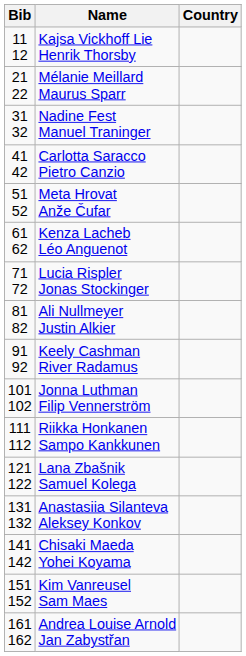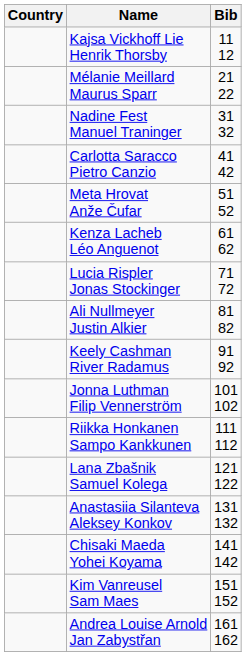columns swapped: (20, 15) <-> (210, 15)
